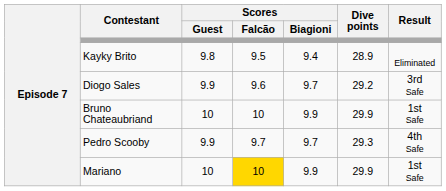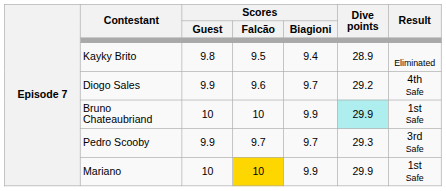(415, 85) 3rd Safe -> (415, 85) 4th Safe
(363, 114) no background -> (363, 114) paleturquoise background
(415, 143) 4th Safe -> (415, 143) 3rd Safe
